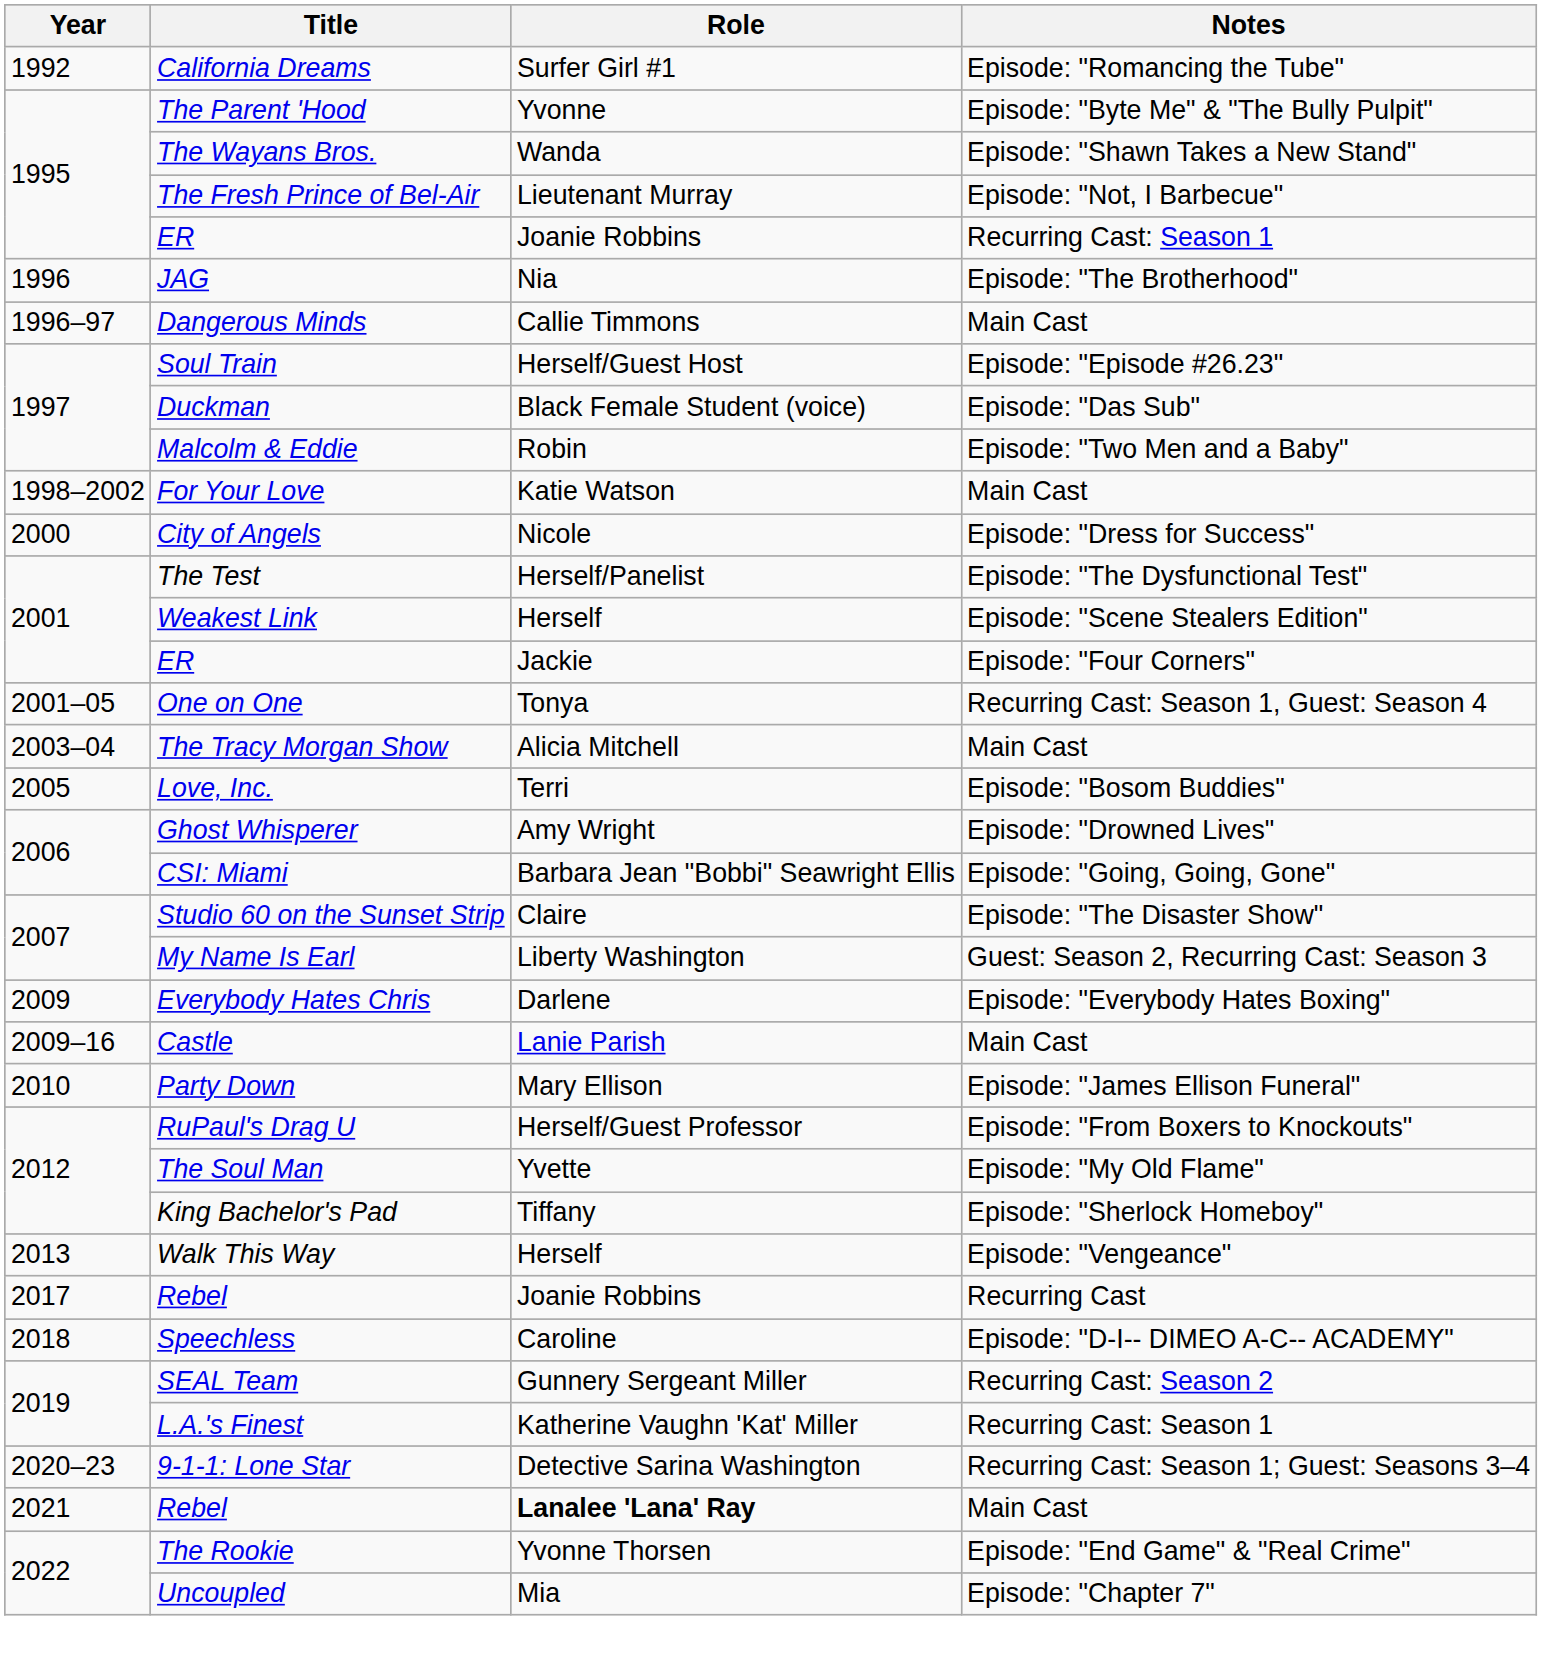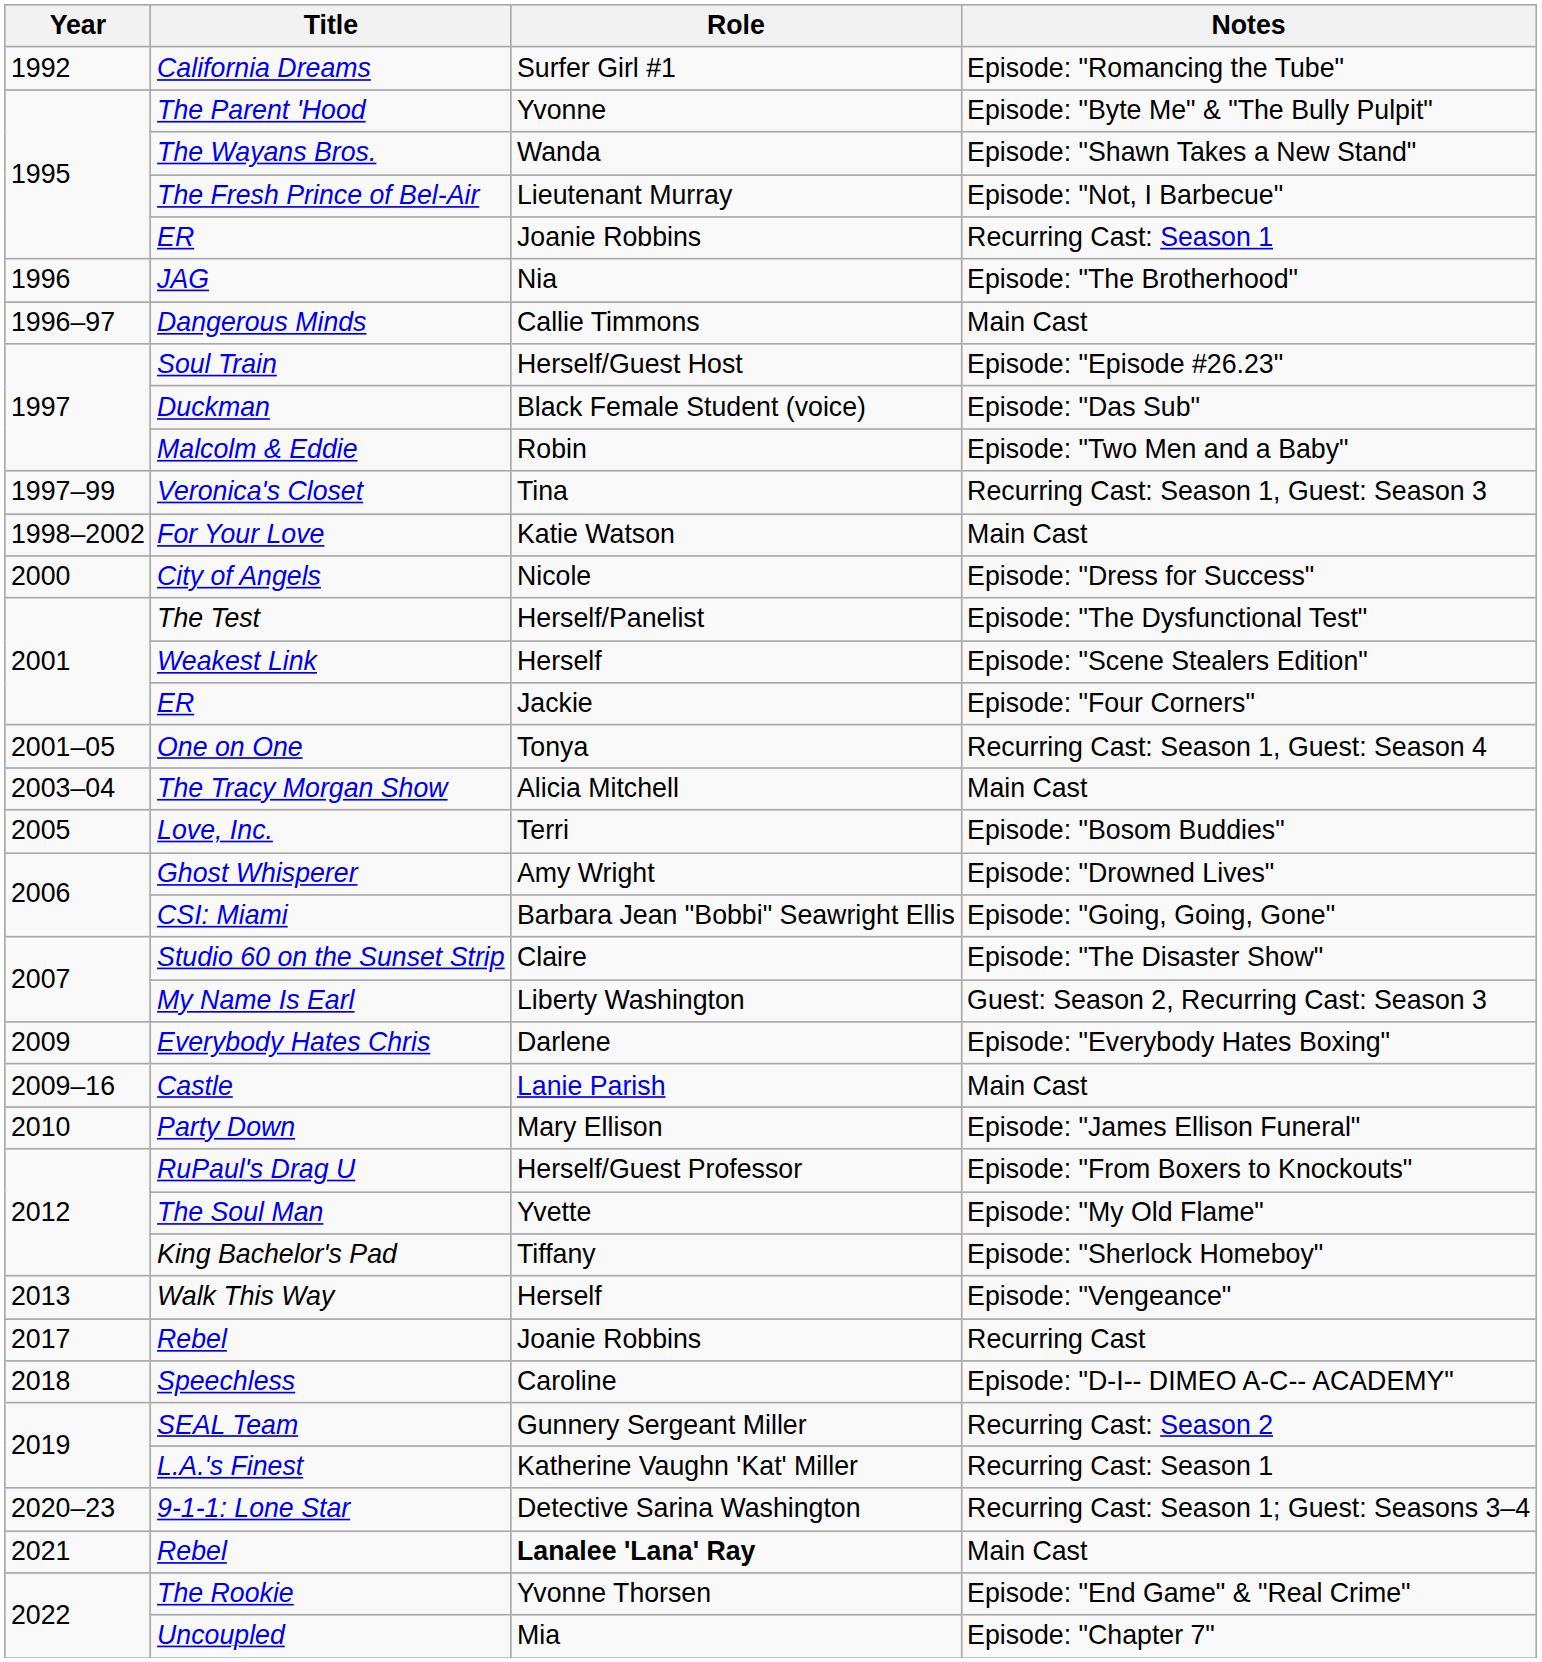+ row: (260, 491)
